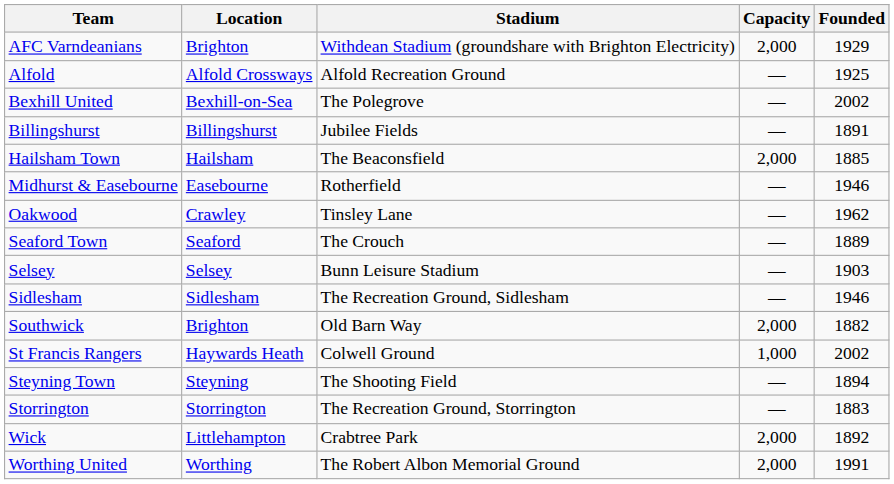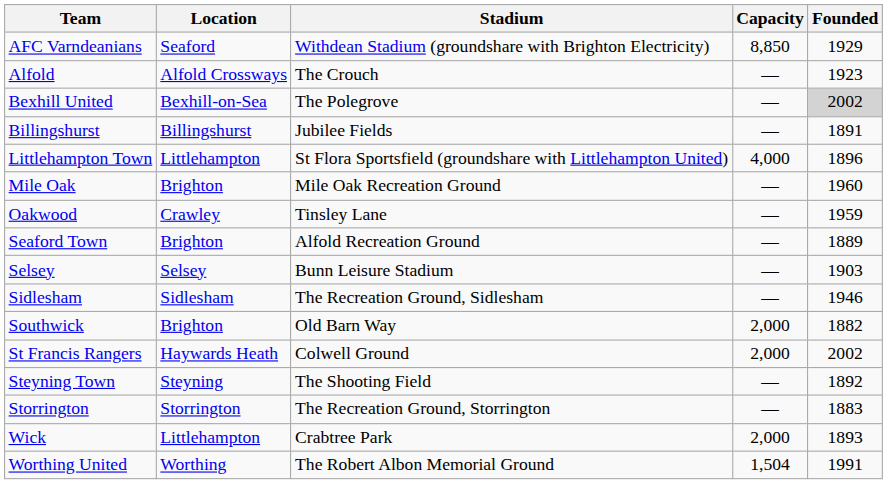(217, 46) Brighton -> (188, 46) Seaford
(777, 46) 2,000 -> (770, 46) 8,850
(413, 74) Alfold Recreation Ground -> (337, 74) The Crouch
(852, 74) 1925 -> (845, 74) 1923
(852, 102) no background -> (845, 102) lightgrey background
- row: (64, 158)
+ row: (80, 158)
- row: (93, 185)
+ row: (42, 185)
(852, 213) 1962 -> (845, 213) 1959
(213, 241) Seaford -> (192, 241) Brighton
(362, 241) The Crouch -> (387, 241) Alfold Recreation Ground
(777, 353) 1,000 -> (770, 353) 2,000
(852, 381) 1894 -> (845, 381) 1892
(852, 437) 1892 -> (845, 437) 1893
(777, 465) 2,000 -> (770, 465) 1,504
